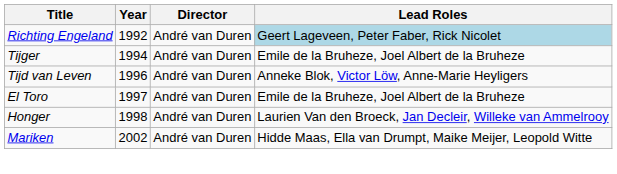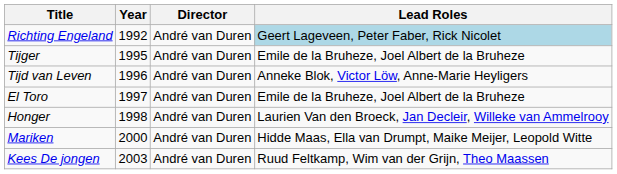(133, 55) 1994 -> (133, 55) 1995
(133, 138) 2002 -> (133, 138) 2000
+ row: (54, 158)
